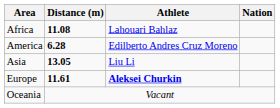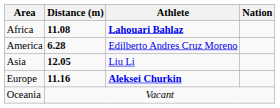(143, 29) normal -> (146, 29) bold
(59, 62) 13.05 -> (59, 62) 12.05
(59, 78) 11.61 -> (59, 78) 11.16
